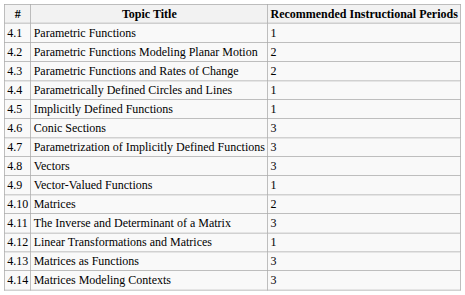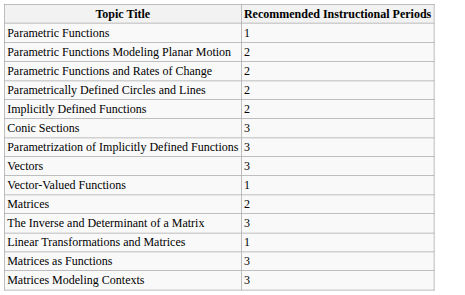- column: (18, 14)
(273, 90) 1 -> (247, 90) 2
(273, 109) 1 -> (247, 109) 2
